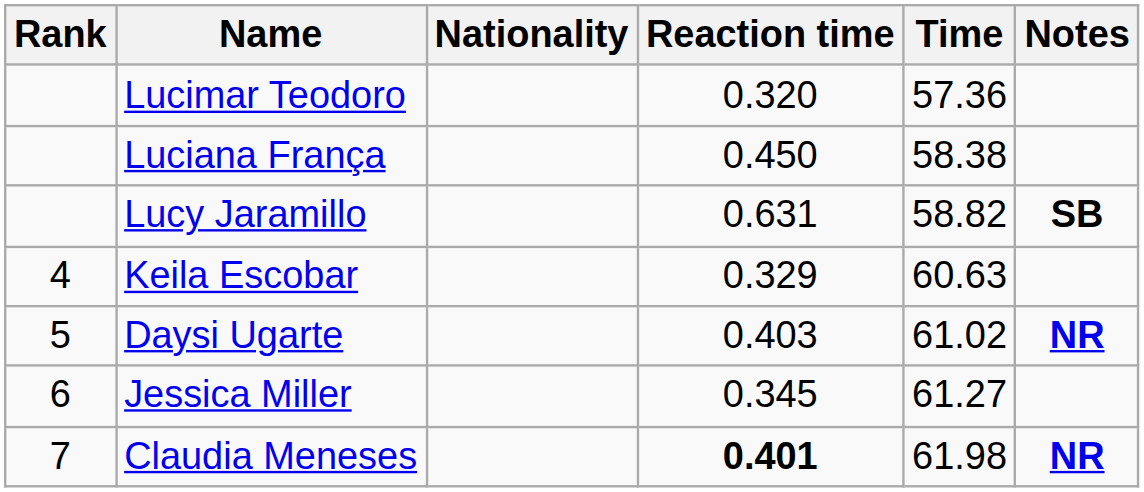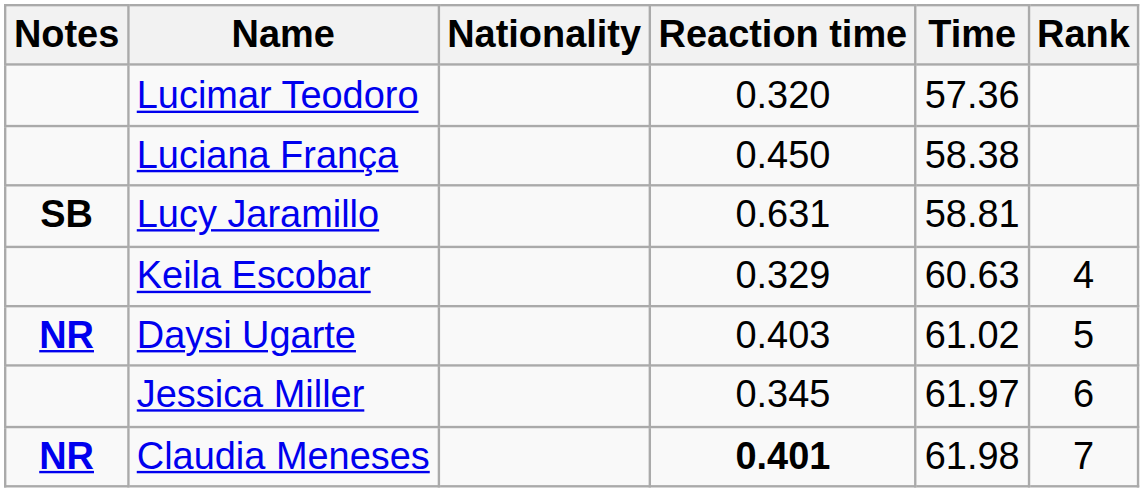columns swapped: (60, 34) <-> (1077, 34)
(960, 214) 58.82 -> (972, 214) 58.81
(960, 395) 61.27 -> (972, 395) 61.97
